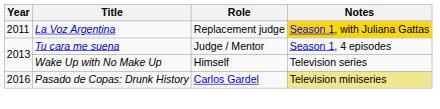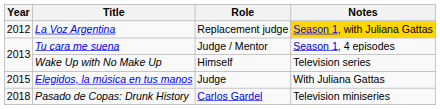(18, 29) 2011 -> (19, 29) 2012
+ row: (114, 79)
(19, 79) 2016 -> (19, 96) 2018
(338, 79) khaki background -> (342, 96) no background
